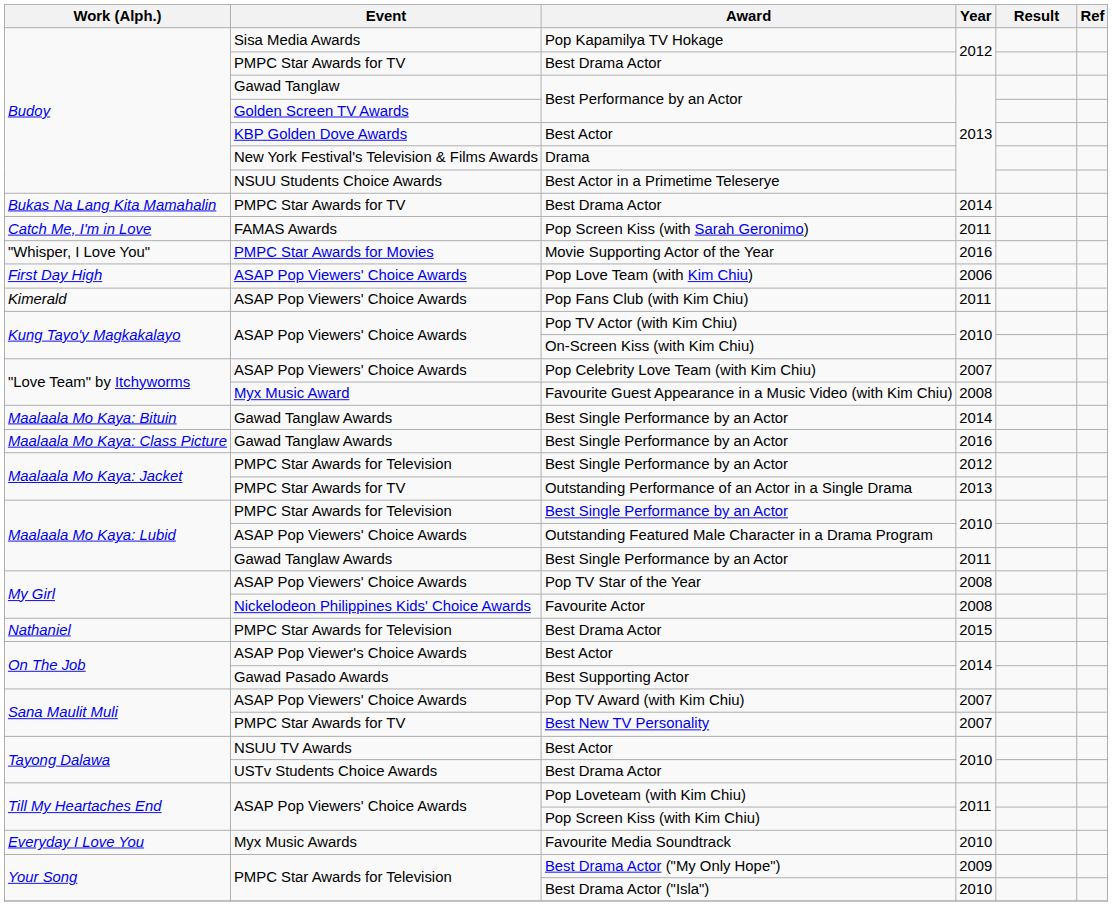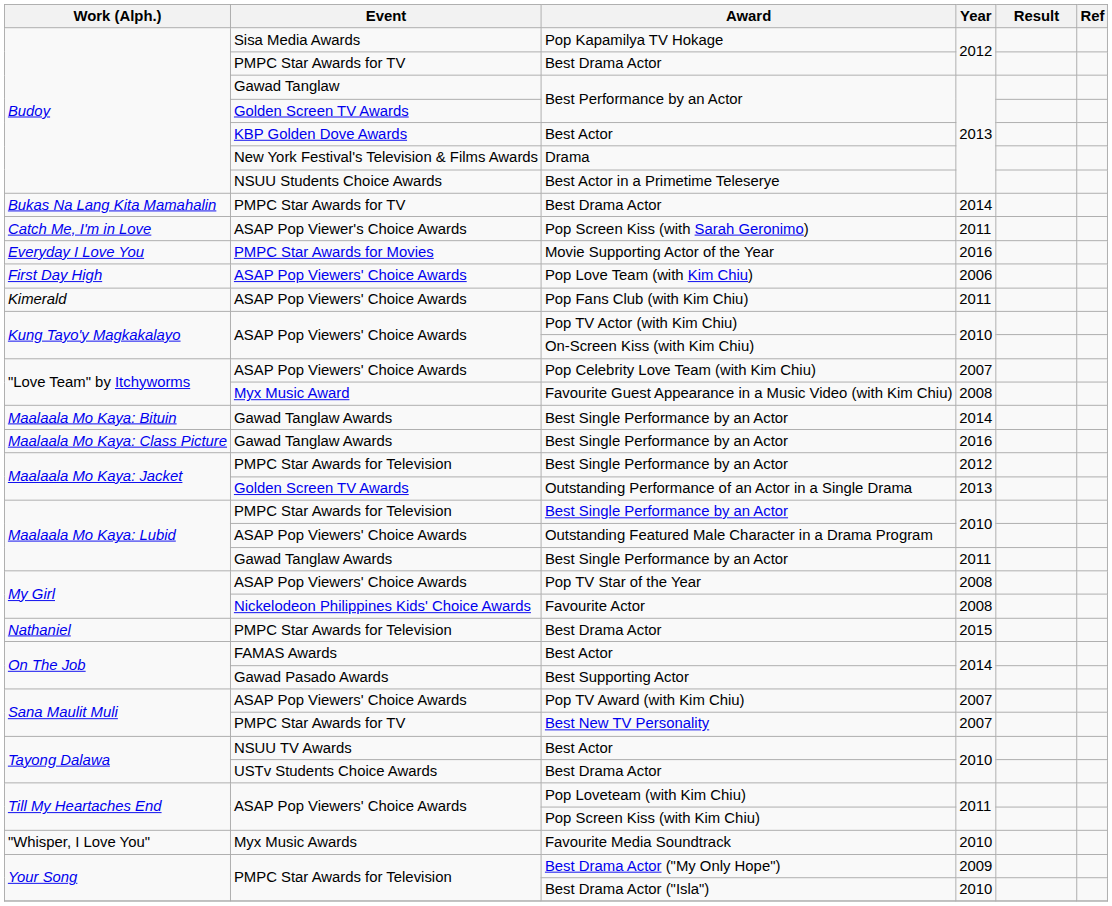(285, 228) FAMAS Awards -> (350, 228) ASAP Pop Viewer's Choice Awards
(79, 252) "Whisper, I Love You" -> (76, 252) Everyday I Love You
(320, 488) PMPC Star Awards for TV -> (321, 488) Golden Screen TV Awards
(350, 653) ASAP Pop Viewer's Choice Awards -> (285, 653) FAMAS Awards
(76, 842) Everyday I Love You -> (79, 842) "Whisper, I Love You"
